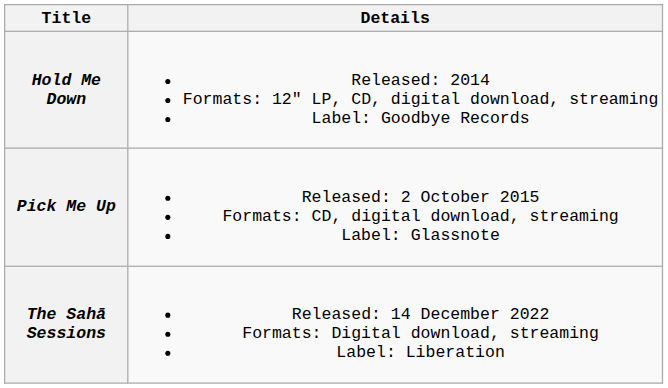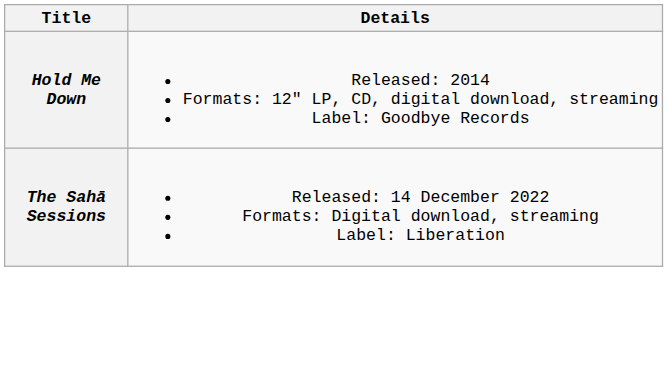- row: (66, 207)
